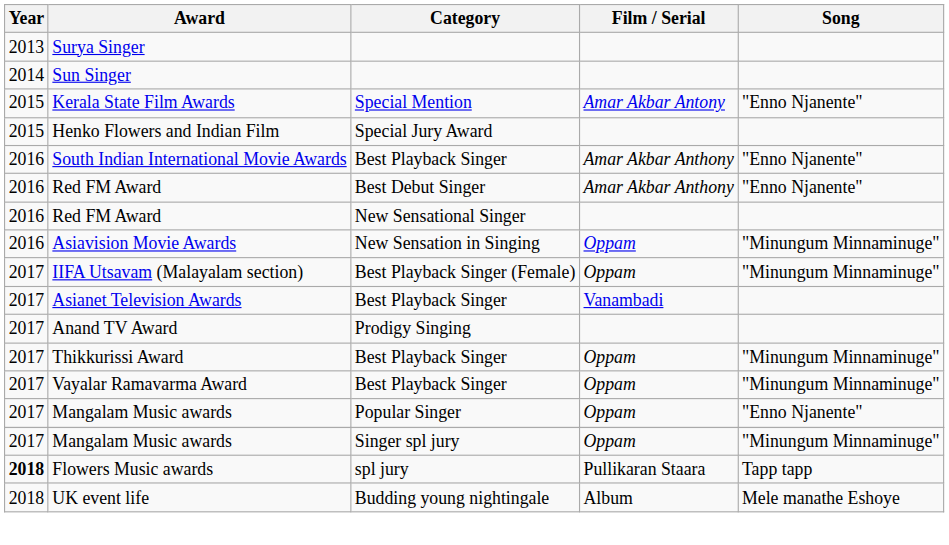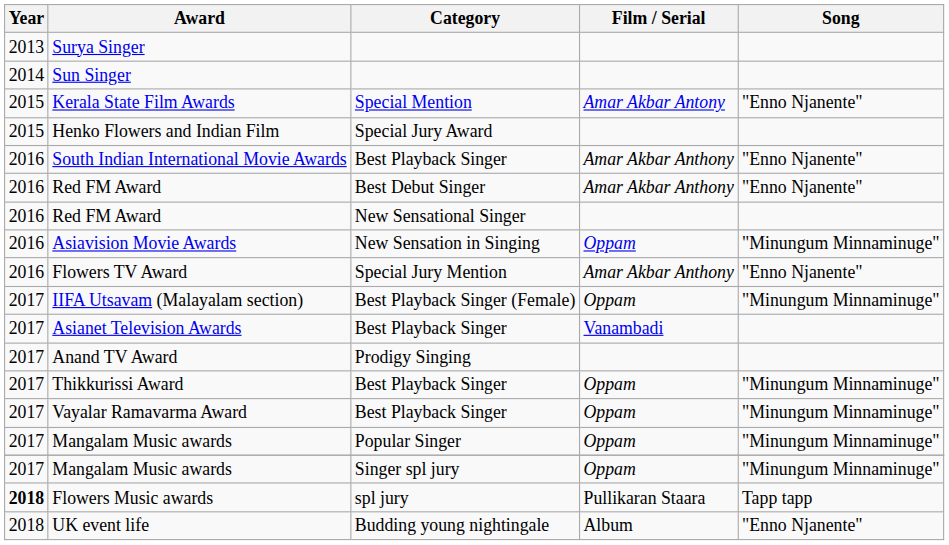+ row: (120, 272)
(802, 412) "Enno Njanente" -> (841, 441) "Minungum Minnaminuge"
(821, 497) Mele manathe Eshoye -> (802, 525) "Enno Njanente"
